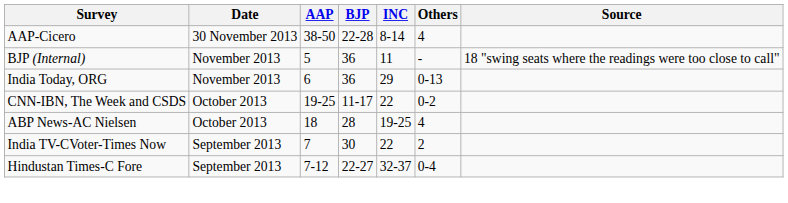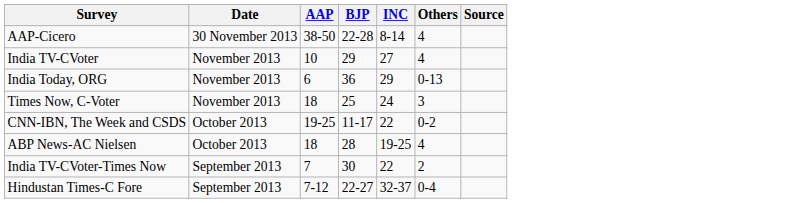- row: (46, 58)
+ row: (53, 58)
+ row: (64, 101)
